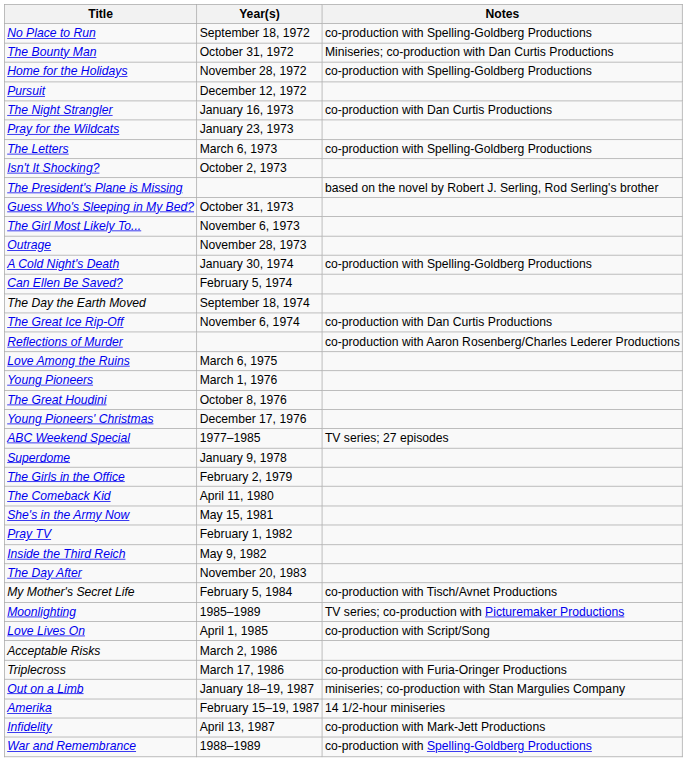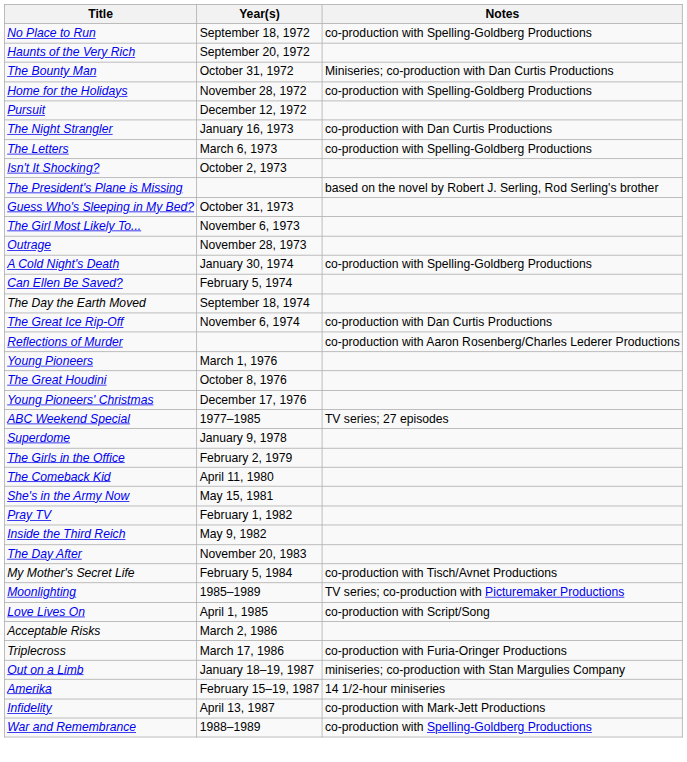+ row: (71, 52)
- row: (63, 129)
- row: (68, 361)
